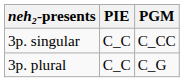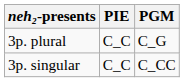rows swapped: (44, 40) <-> (37, 64)
